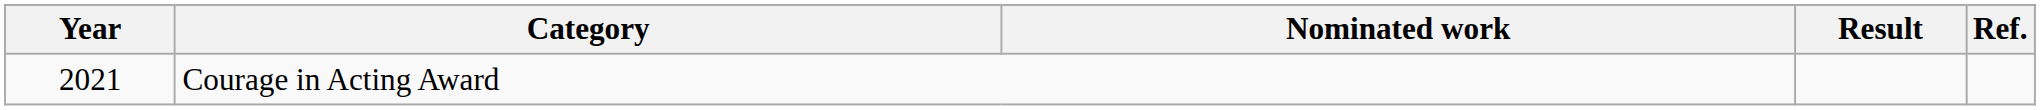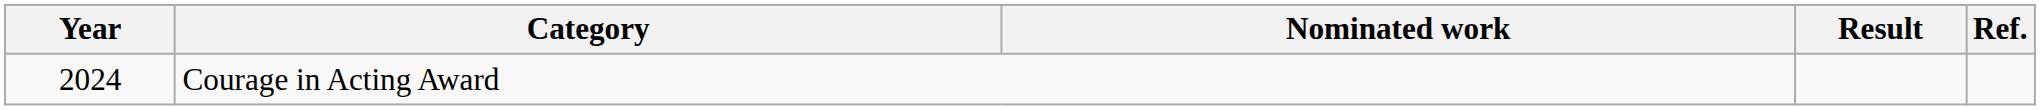(90, 78) 2021 -> (90, 78) 2024
